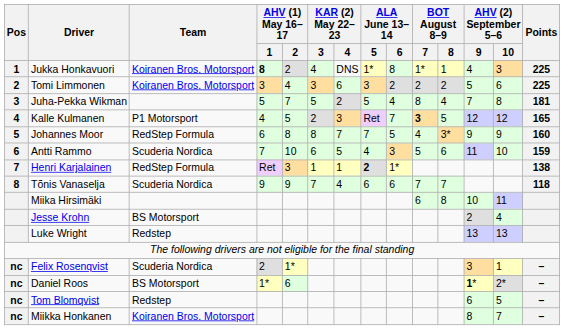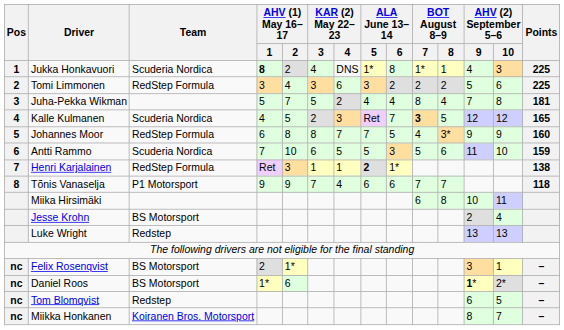(193, 68) Koiranen Bros. Motorsport -> (172, 68) Scuderia Nordica
(193, 85) Koiranen Bros. Motorsport -> (173, 85) RedStep Formula
(366, 101) 5 -> (366, 101) 4
(165, 118) P1 Motorsport -> (172, 118) Scuderia Nordica
(366, 151) 4 -> (366, 151) 5
(172, 184) Scuderia Nordica -> (165, 184) P1 Motorsport
(172, 266) Scuderia Nordica -> (165, 266) BS Motorsport
